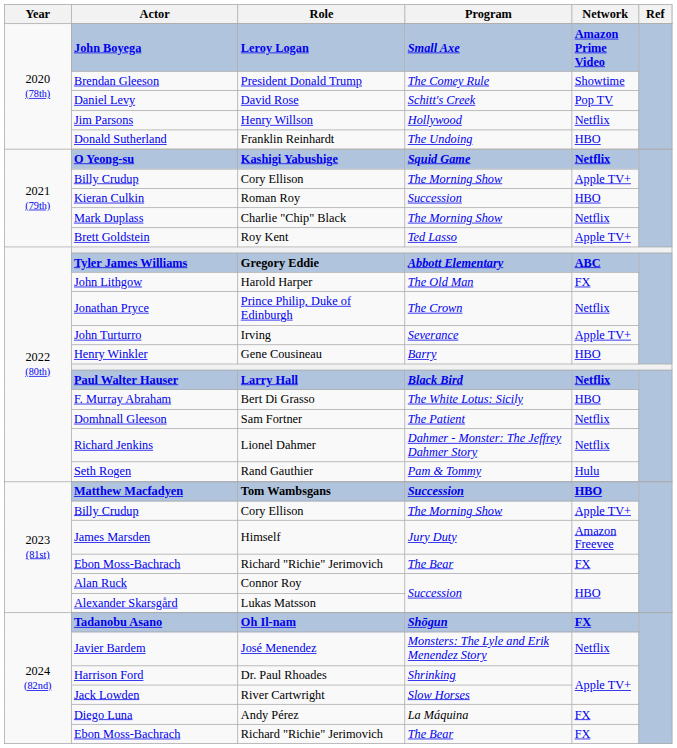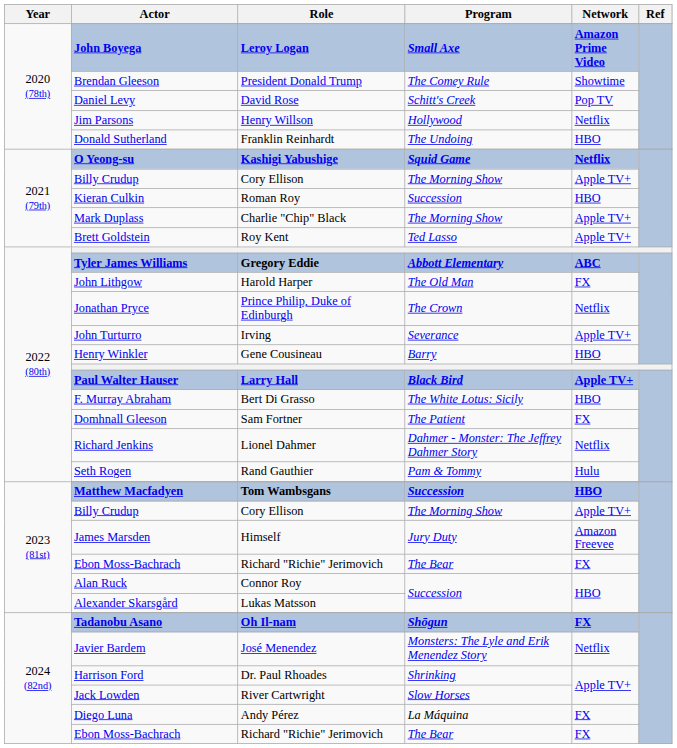(592, 217) Netflix -> (603, 217) Apple TV+
(592, 379) Netflix -> (604, 379) Apple TV+
(592, 418) Netflix -> (583, 418) FX
